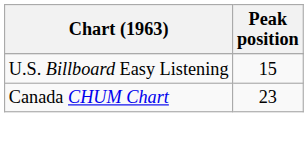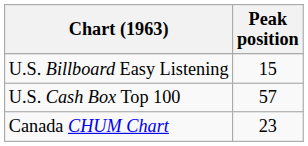+ row: (95, 97)
